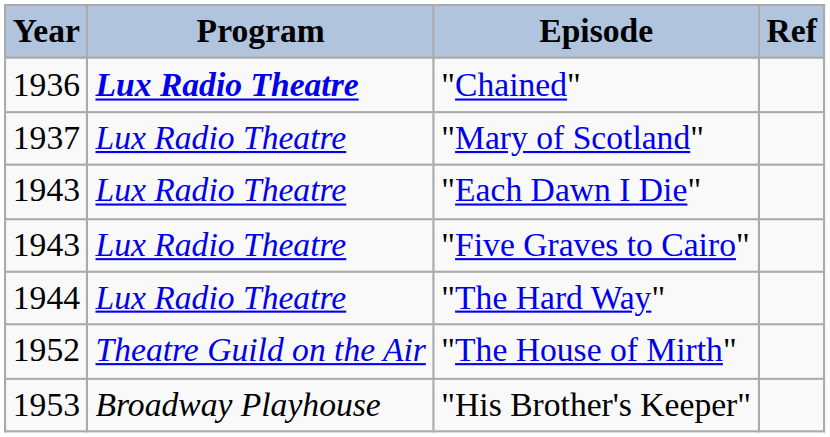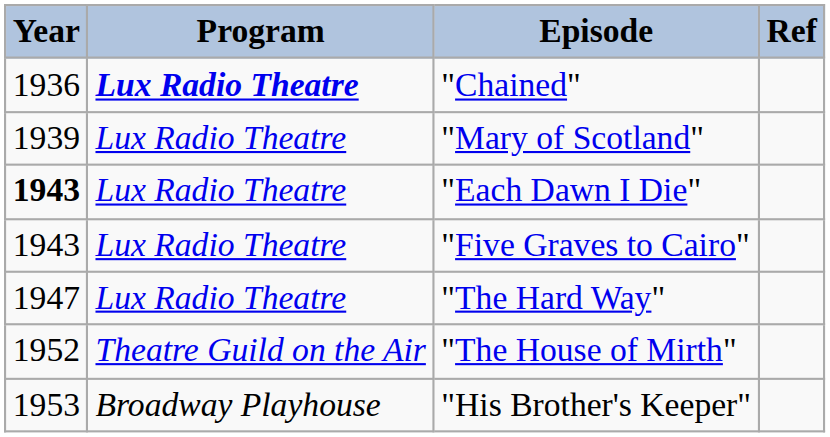(46, 137) 1937 -> (46, 137) 1939
(46, 191) normal -> (46, 191) bold
(46, 297) 1944 -> (46, 297) 1947
